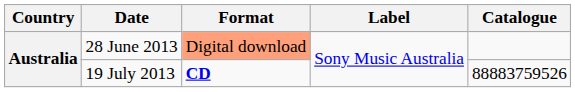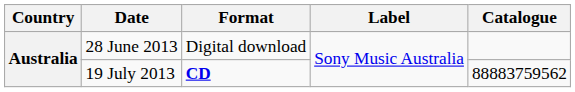(246, 45) lightsalmon background -> (246, 45) no background
(519, 73) 88883759526 -> (519, 73) 88883759562
